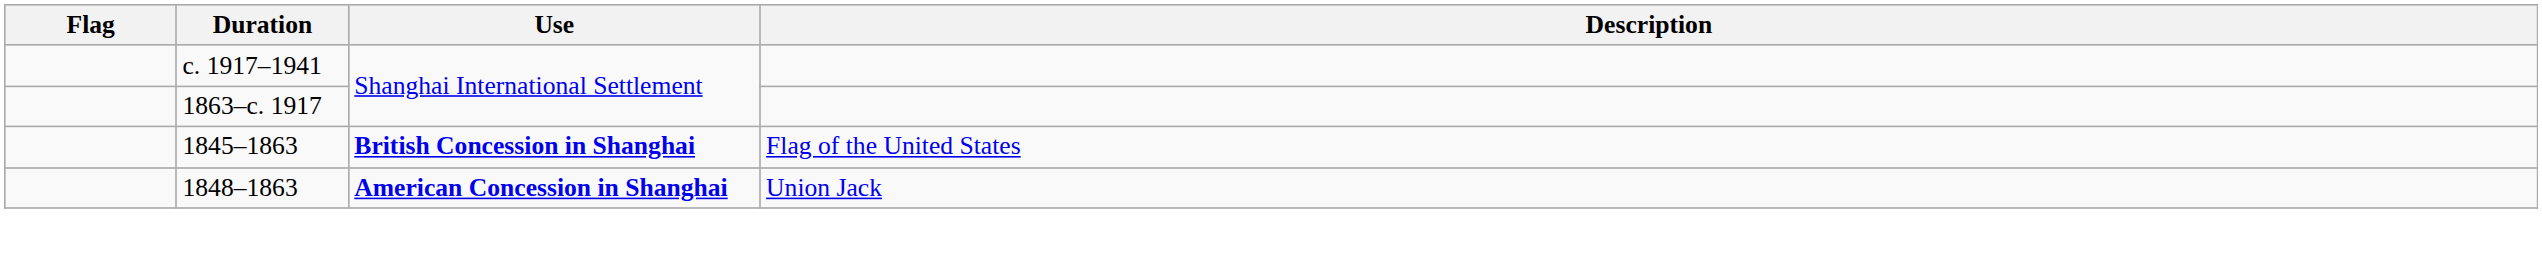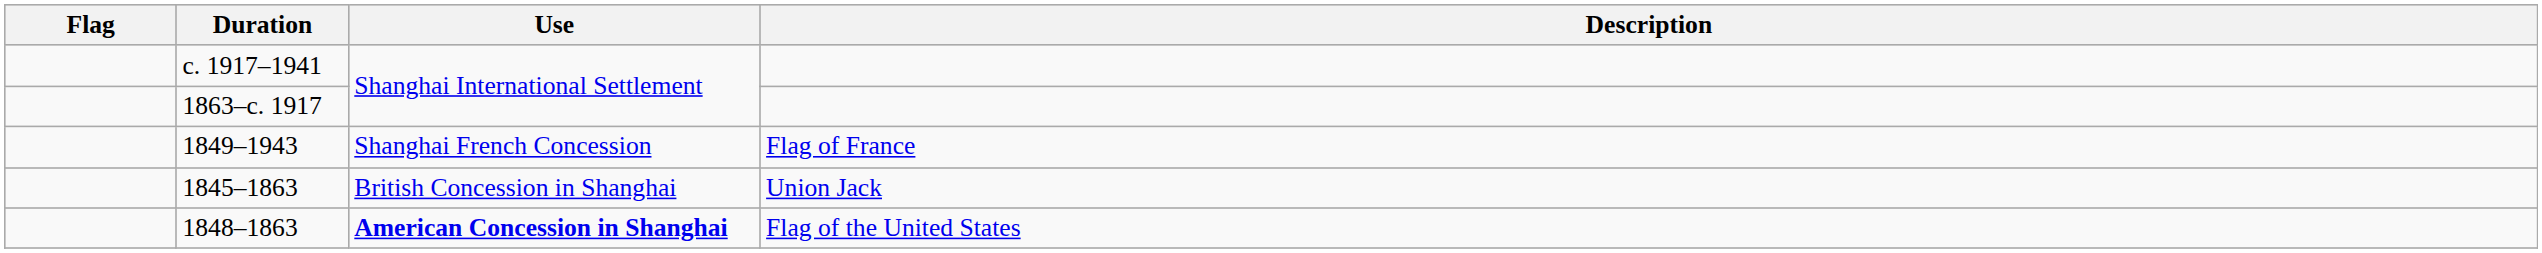+ row: (240, 146)
(525, 146) bold -> (515, 187) normal
(893, 146) Flag of the United States -> (824, 187) Union Jack
(824, 187) Union Jack -> (893, 227) Flag of the United States
